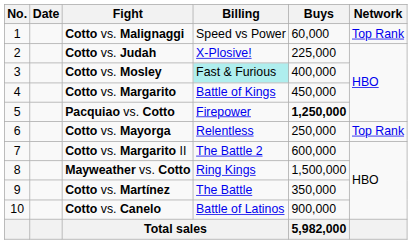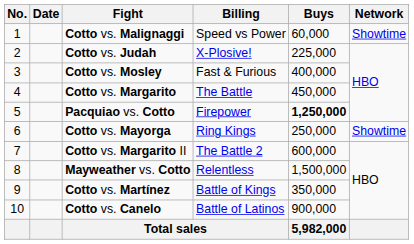(378, 33) Top Rank -> (379, 33) Showtime
(236, 72) paleturquoise background -> (236, 72) no background
(236, 92) Battle of Kings -> (224, 92) The Battle
(225, 131) Relentless -> (226, 131) Ring Kings
(378, 131) Top Rank -> (379, 131) Showtime
(226, 170) Ring Kings -> (225, 170) Relentless
(224, 190) The Battle -> (236, 190) Battle of Kings
